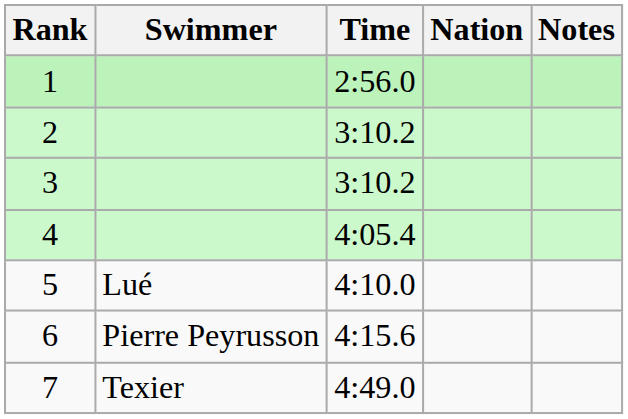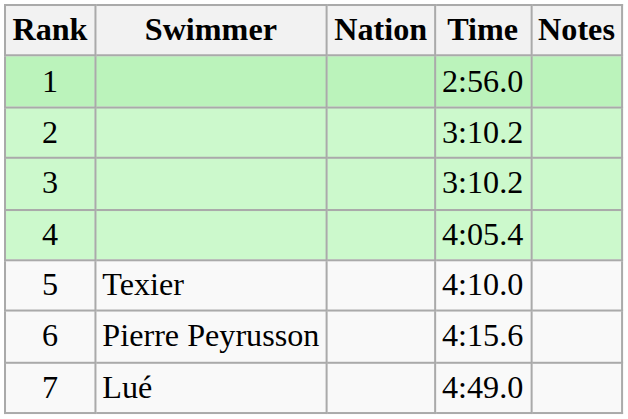columns swapped: (477, 30) <-> (375, 30)
(127, 285) Lué -> (143, 285) Texier
(143, 387) Texier -> (127, 387) Lué
